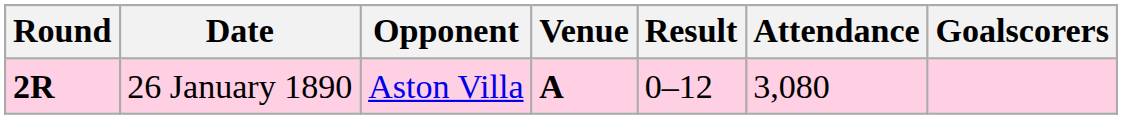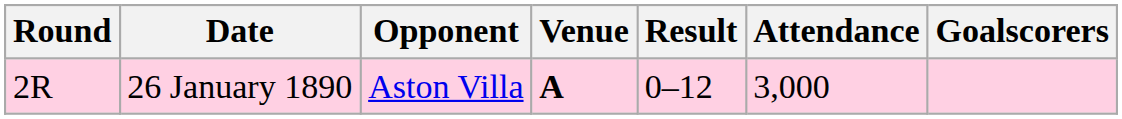(34, 85) bold -> (33, 85) normal
(791, 85) 3,080 -> (791, 85) 3,000
